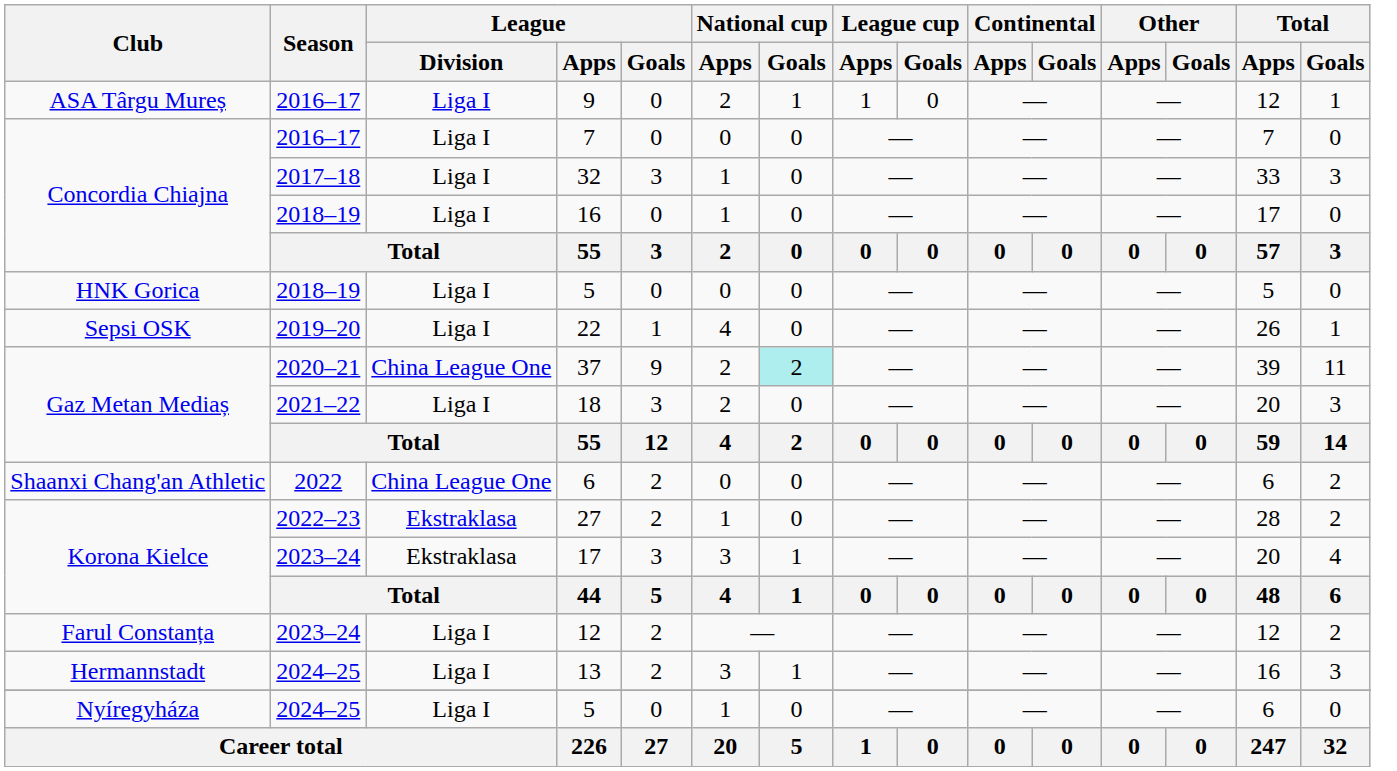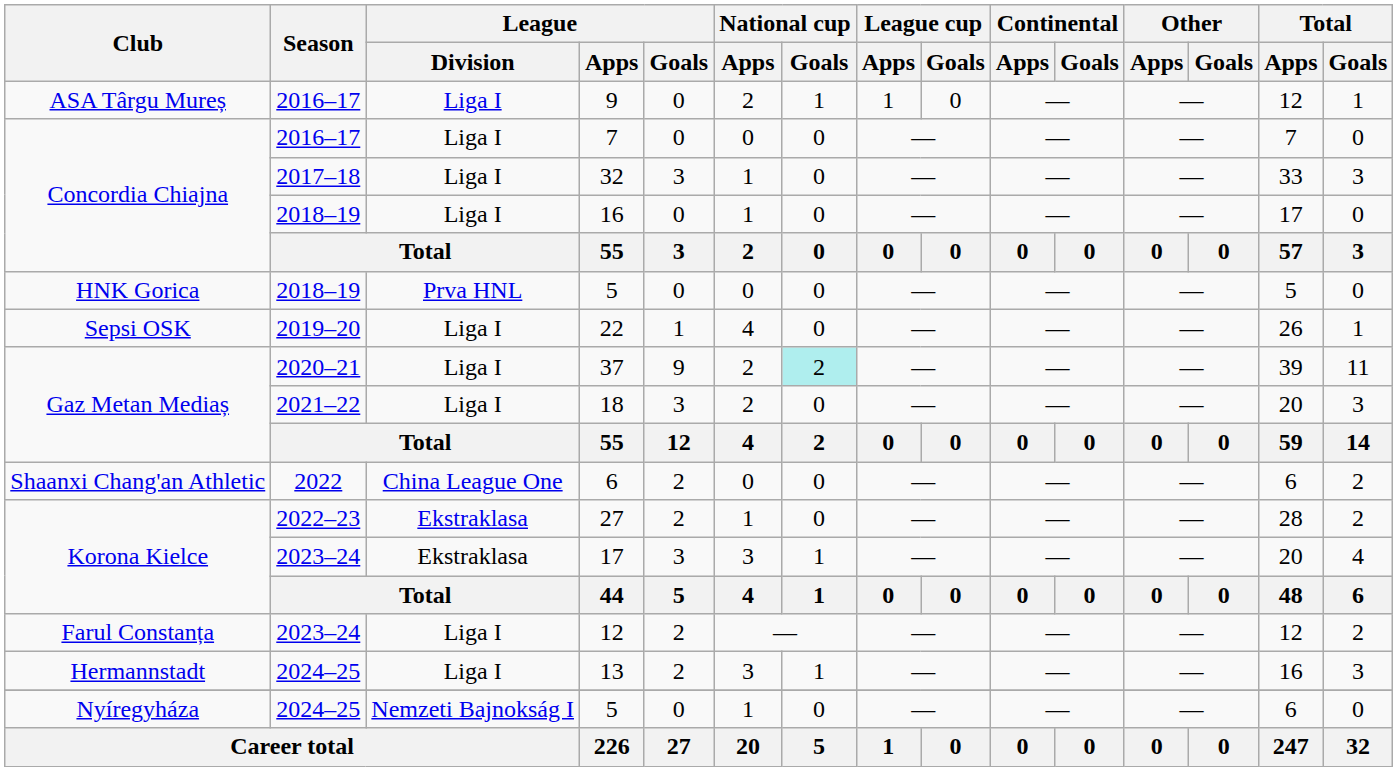(461, 289) Liga I -> (473, 289) Prva HNL
(461, 366) China League One -> (473, 366) Liga I
(461, 708) Liga I -> (473, 708) Nemzeti Bajnokság I
